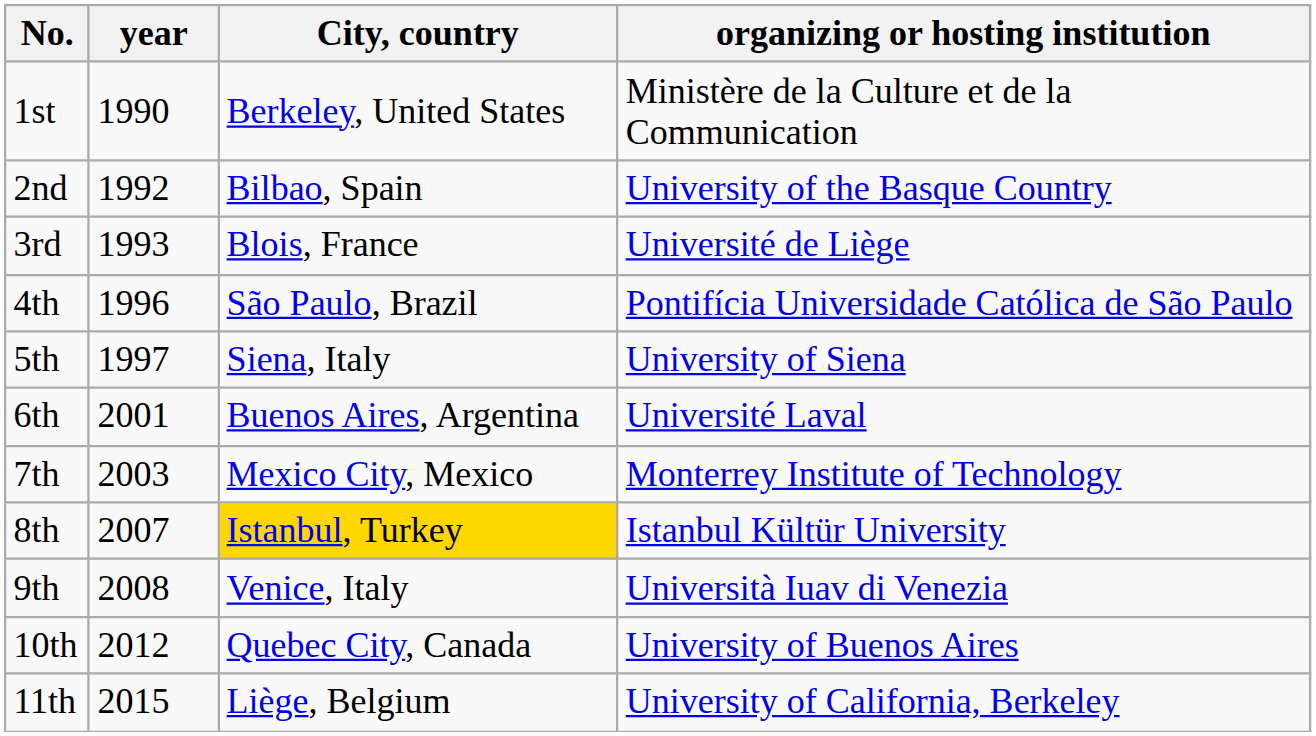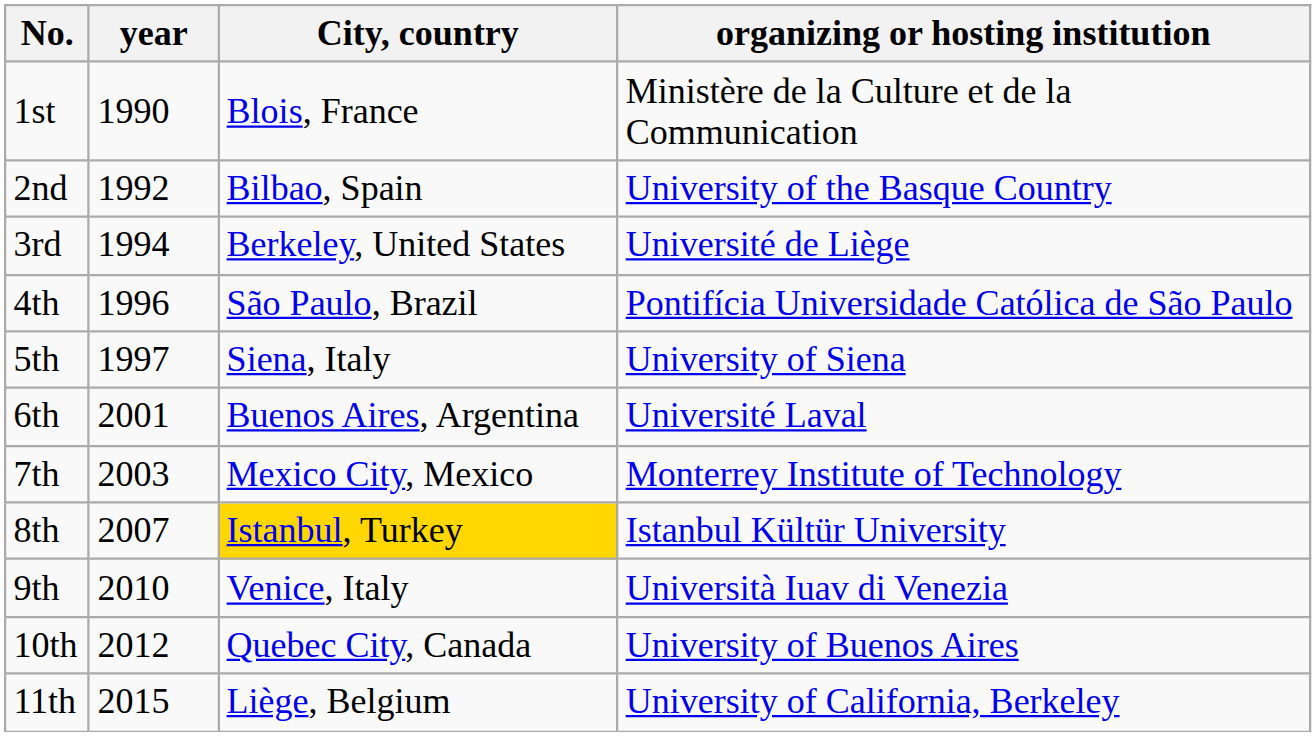(396, 110) Berkeley, United States -> (323, 110) Blois, France
(134, 244) 1993 -> (134, 244) 1994
(323, 244) Blois, France -> (396, 244) Berkeley, United States
(134, 587) 2008 -> (134, 587) 2010
